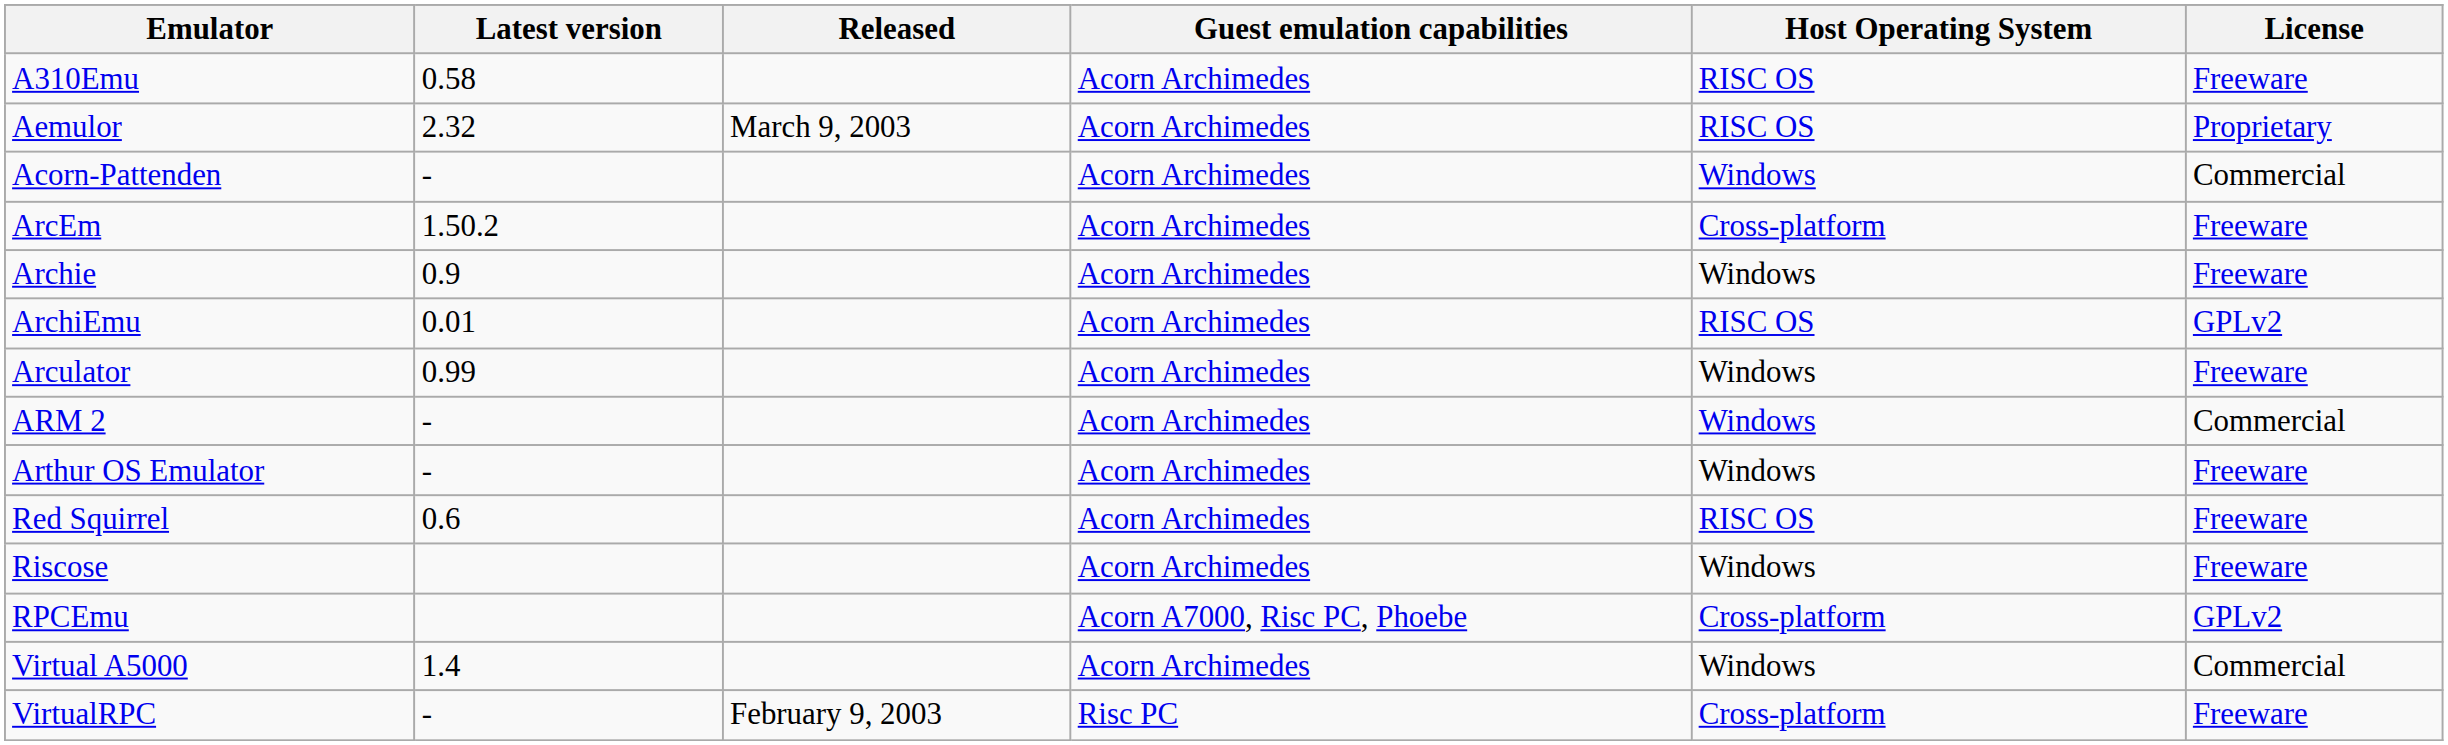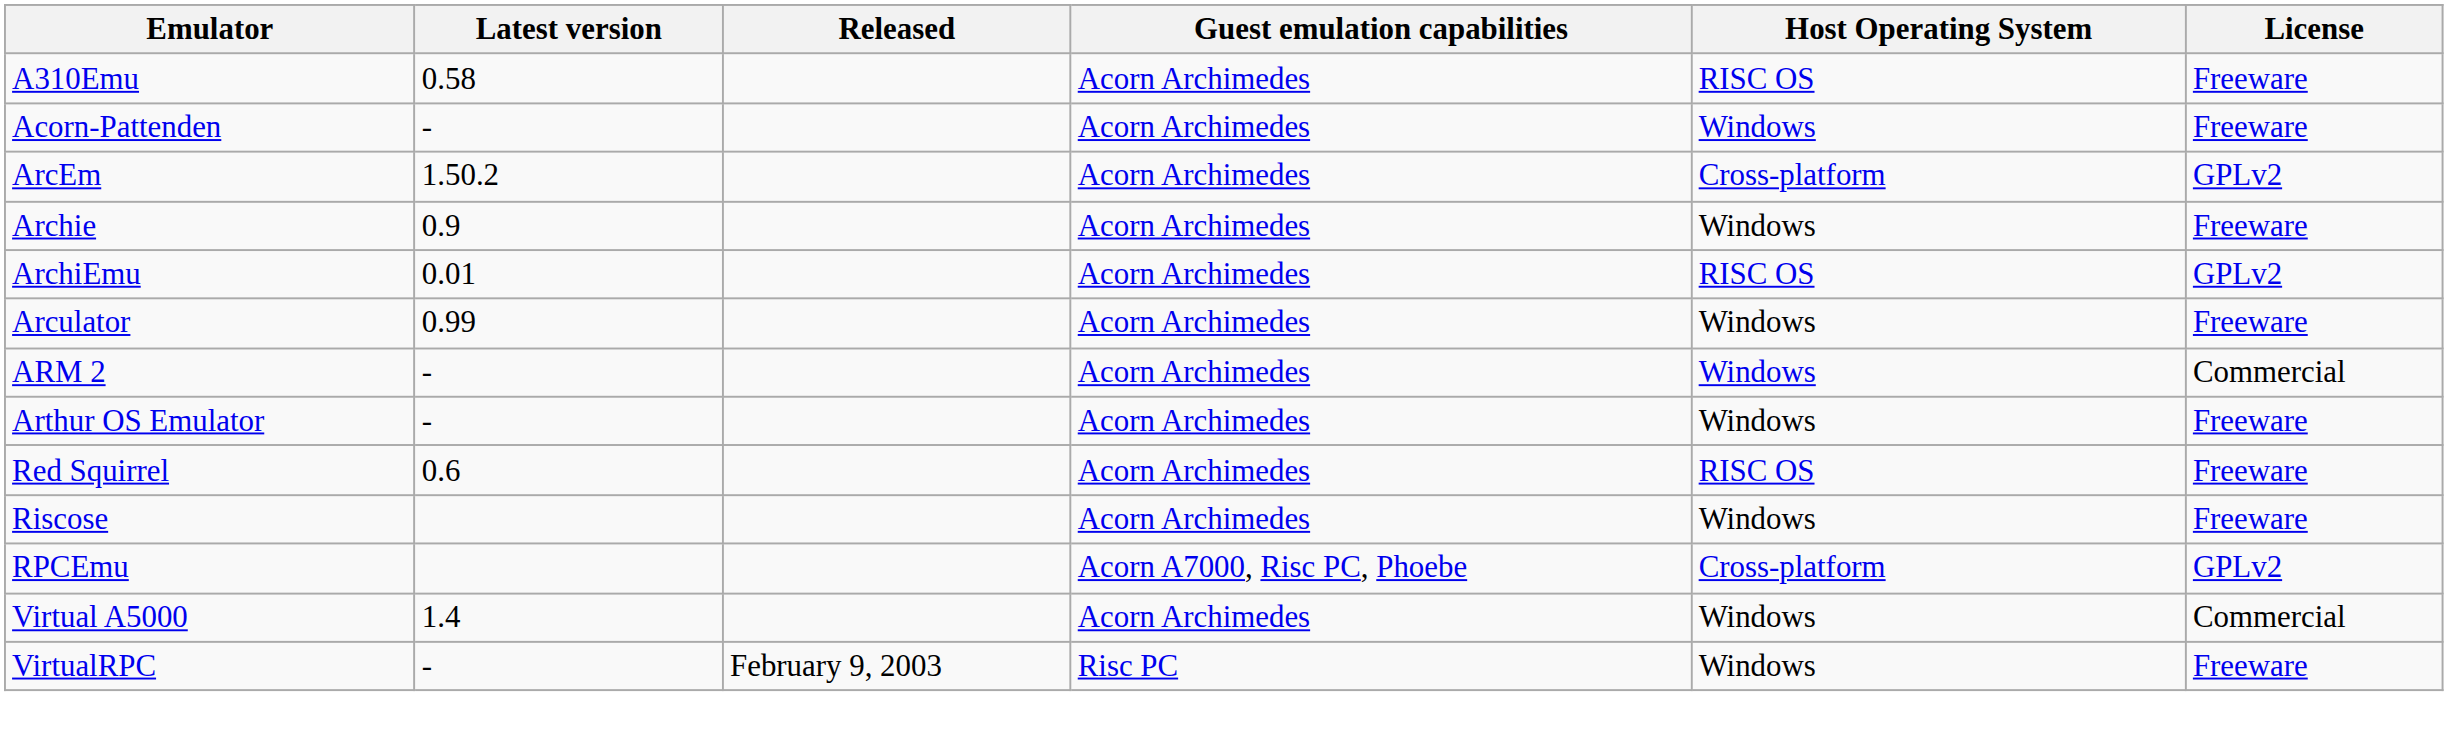- row: (67, 126)
(2269, 175) Commercial -> (2250, 126) Freeware
(2250, 224) Freeware -> (2238, 175) GPLv2
(1792, 714) Cross-platform -> (1757, 665) Windows
